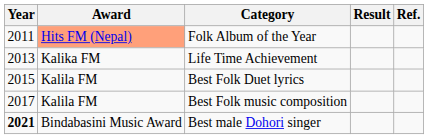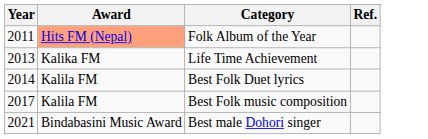- column: (372, 15)
(21, 79) 2015 -> (21, 79) 2014
(21, 123) bold -> (21, 123) normal
